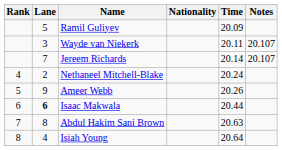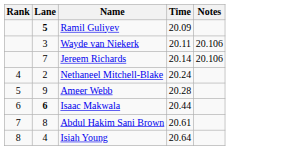- column: (193, 12)
(45, 28) normal -> (45, 28) bold
(261, 43) 20.107 -> (209, 43) 20.106
(261, 59) 20.107 -> (209, 59) 20.106
(232, 91) 20.26 -> (180, 91) 20.28
(232, 122) 20.63 -> (180, 122) 20.61
